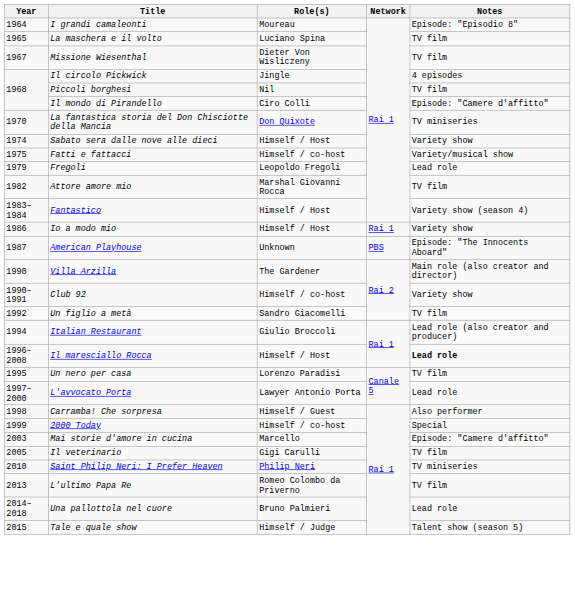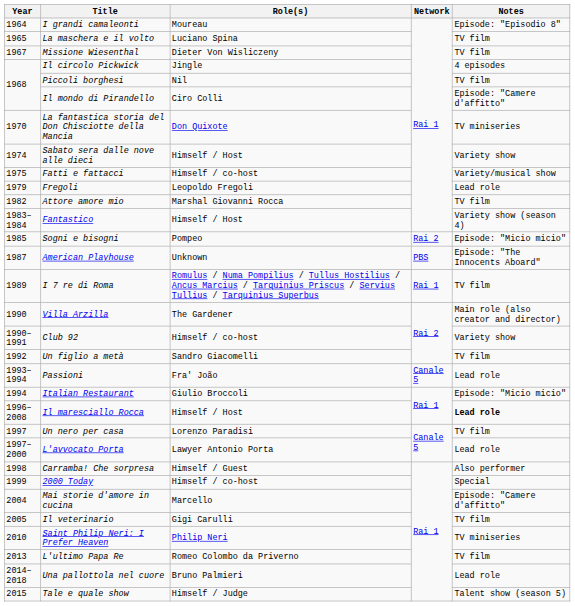+ row: (81, 239)
- row: (83, 229)
+ row: (78, 286)
+ row: (63, 375)
(480, 332) Lead role (also creator and producer) -> (510, 394) Episode: "Micio micio"
(16, 374) 1995 -> (16, 431) 1997
(16, 439) 2003 -> (16, 501) 2004
